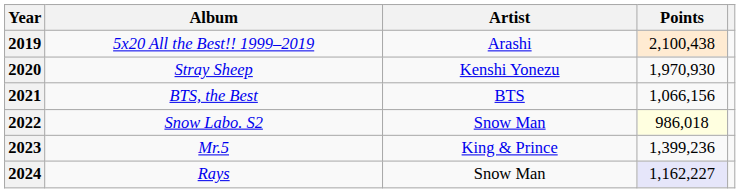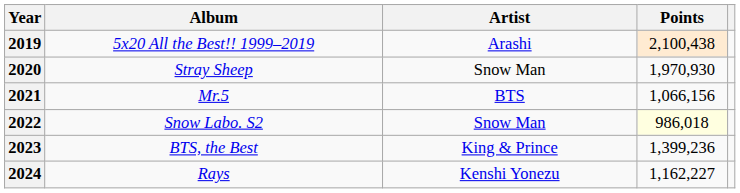(510, 69) Kenshi Yonezu -> (510, 69) Snow Man
(214, 95) BTS, the Best -> (214, 95) Mr.5
(214, 148) Mr.5 -> (214, 148) BTS, the Best
(510, 174) Snow Man -> (510, 174) Kenshi Yonezu
(682, 174) lavender background -> (682, 174) no background
